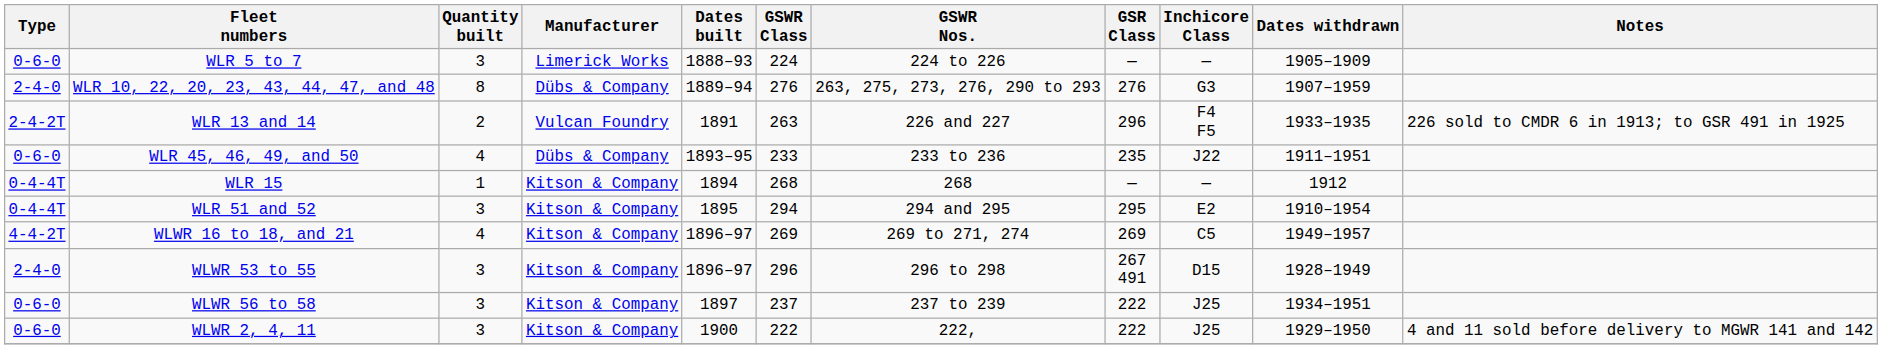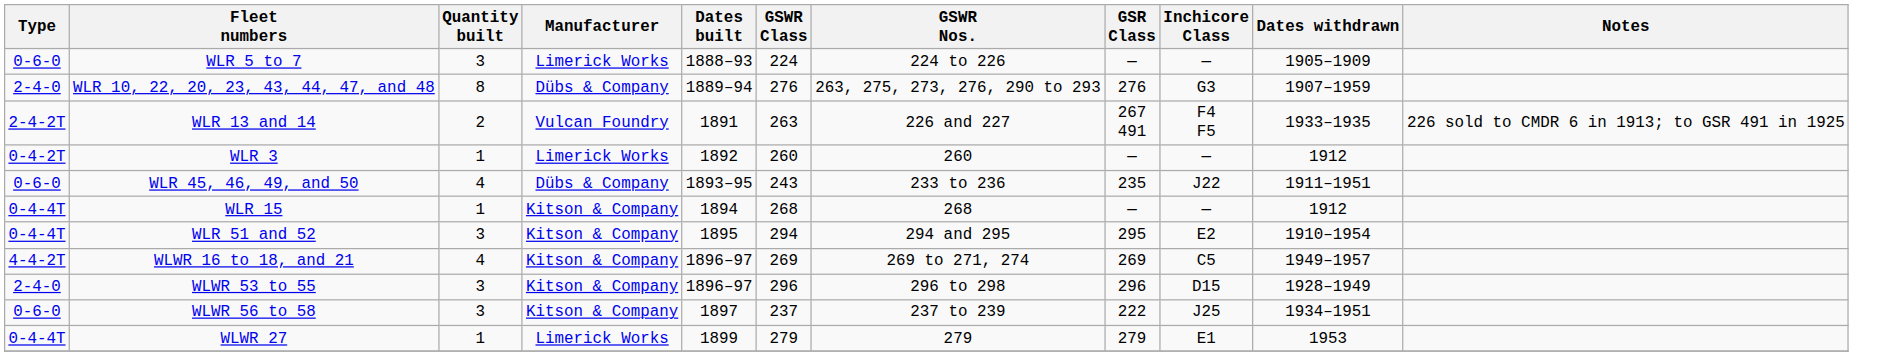(1132, 123) 296 -> (1132, 123) 267 491
+ row: (254, 158)
(784, 158) 233 -> (784, 183) 243
(1132, 270) 267 491 -> (1132, 287) 296
+ row: (254, 338)
- row: (254, 331)
